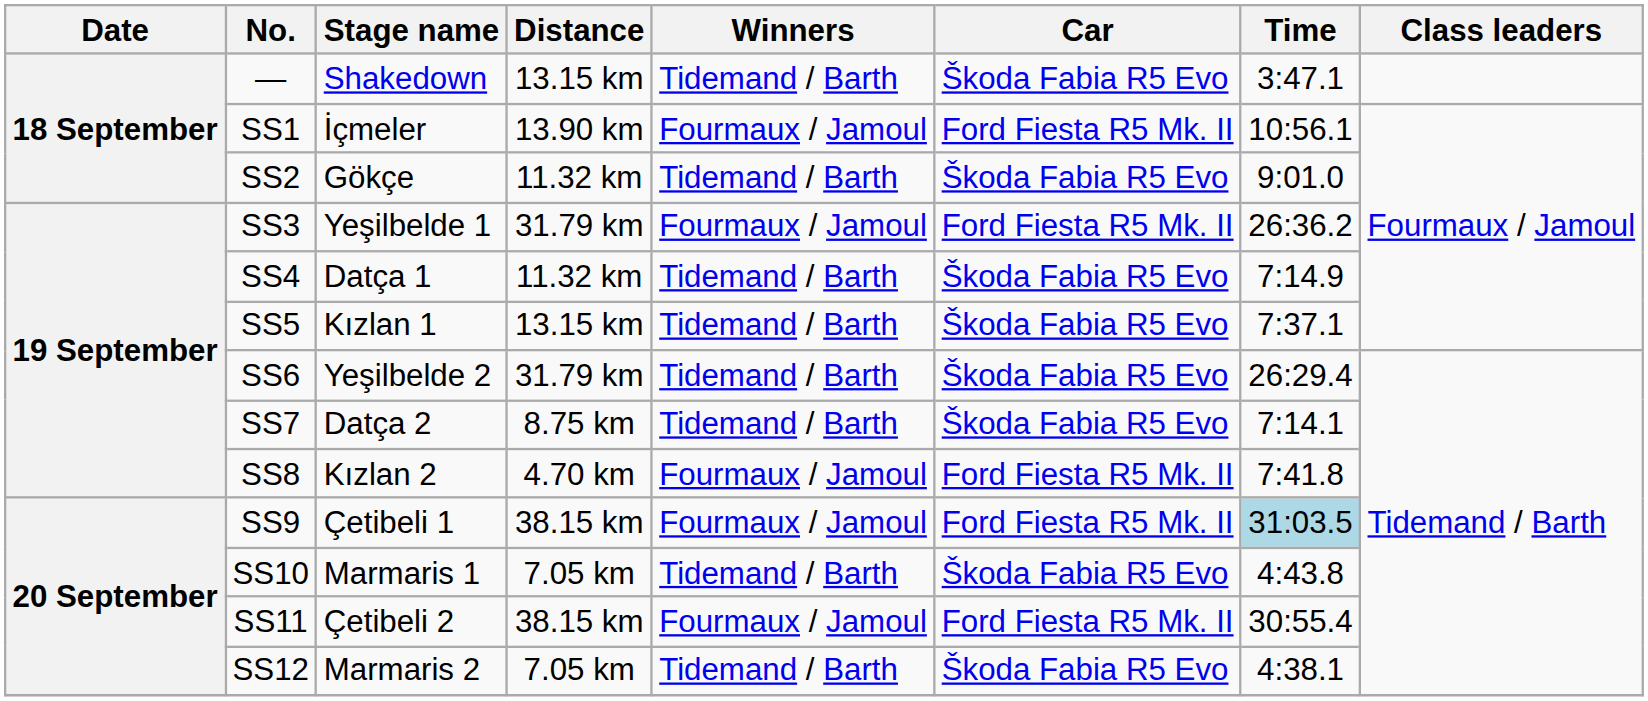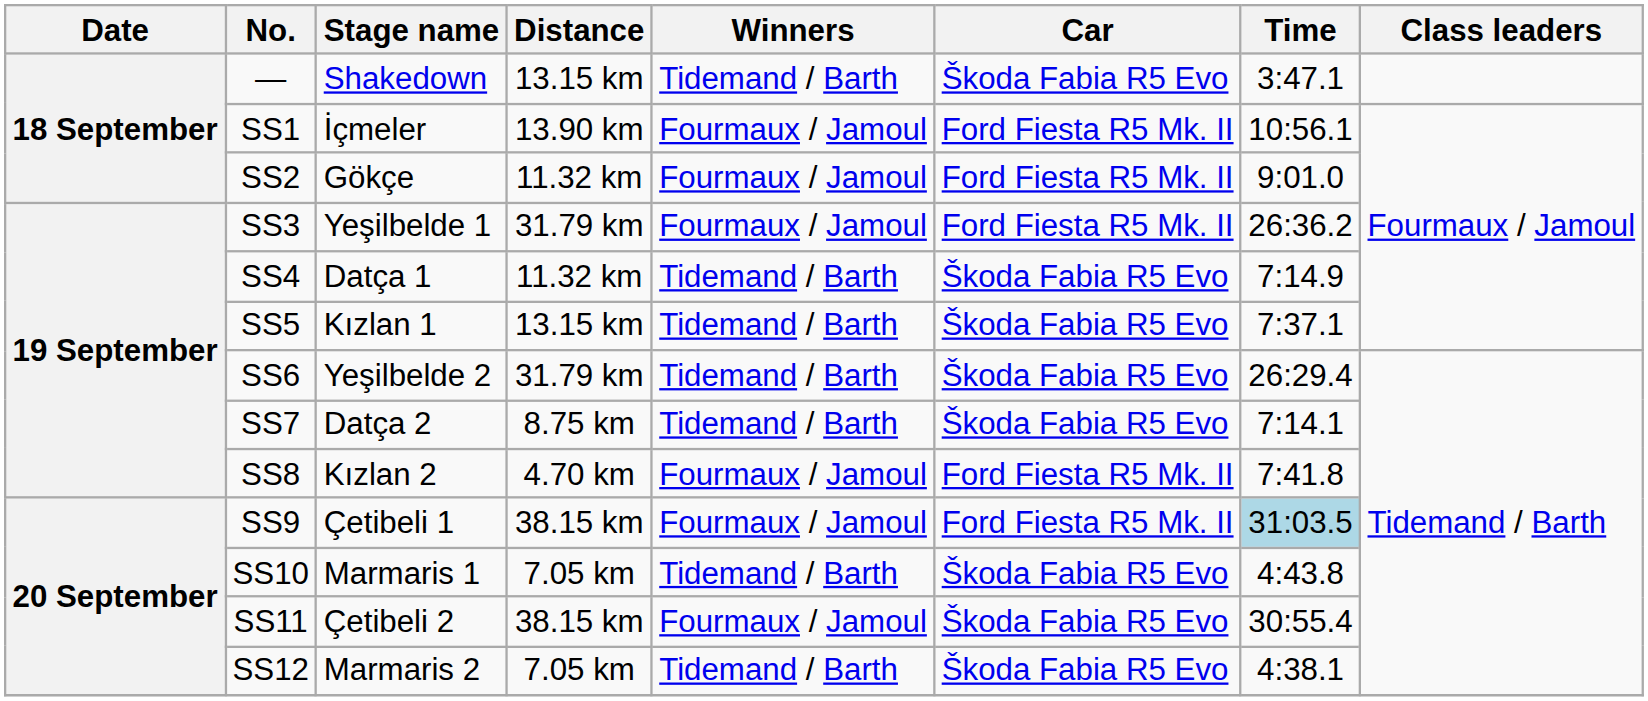(779, 177) Tidemand / Barth -> (793, 177) Fourmaux / Jamoul
(1085, 177) Škoda Fabia R5 Evo -> (1088, 177) Ford Fiesta R5 Mk. II
(1088, 621) Ford Fiesta R5 Mk. II -> (1085, 621) Škoda Fabia R5 Evo
